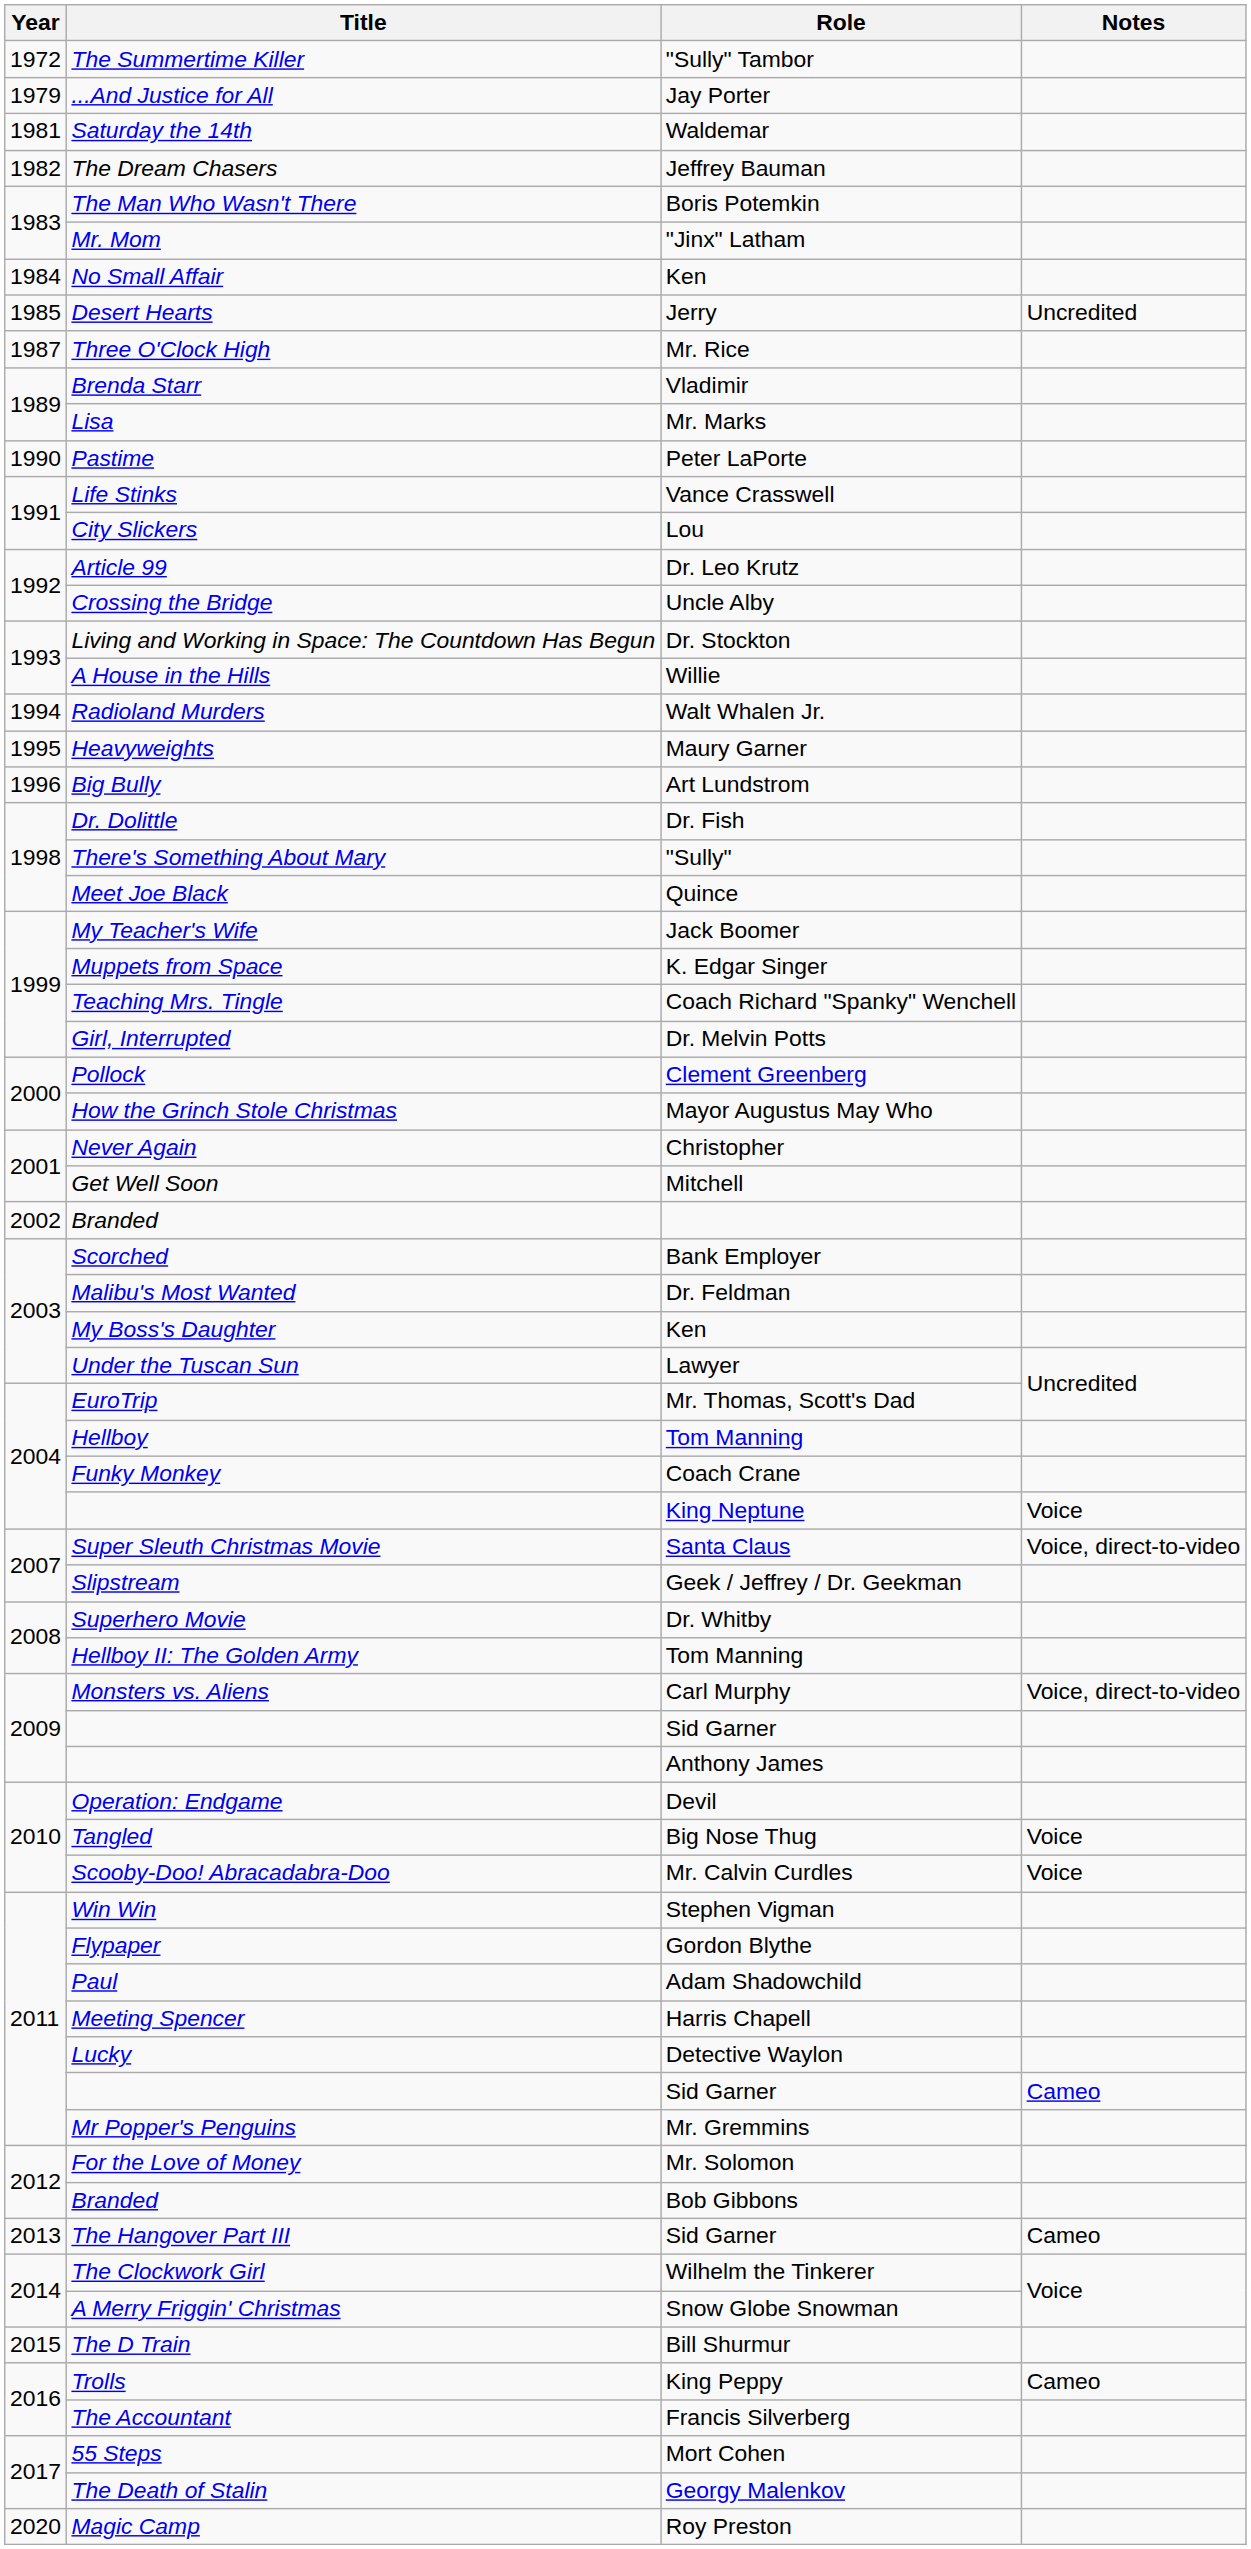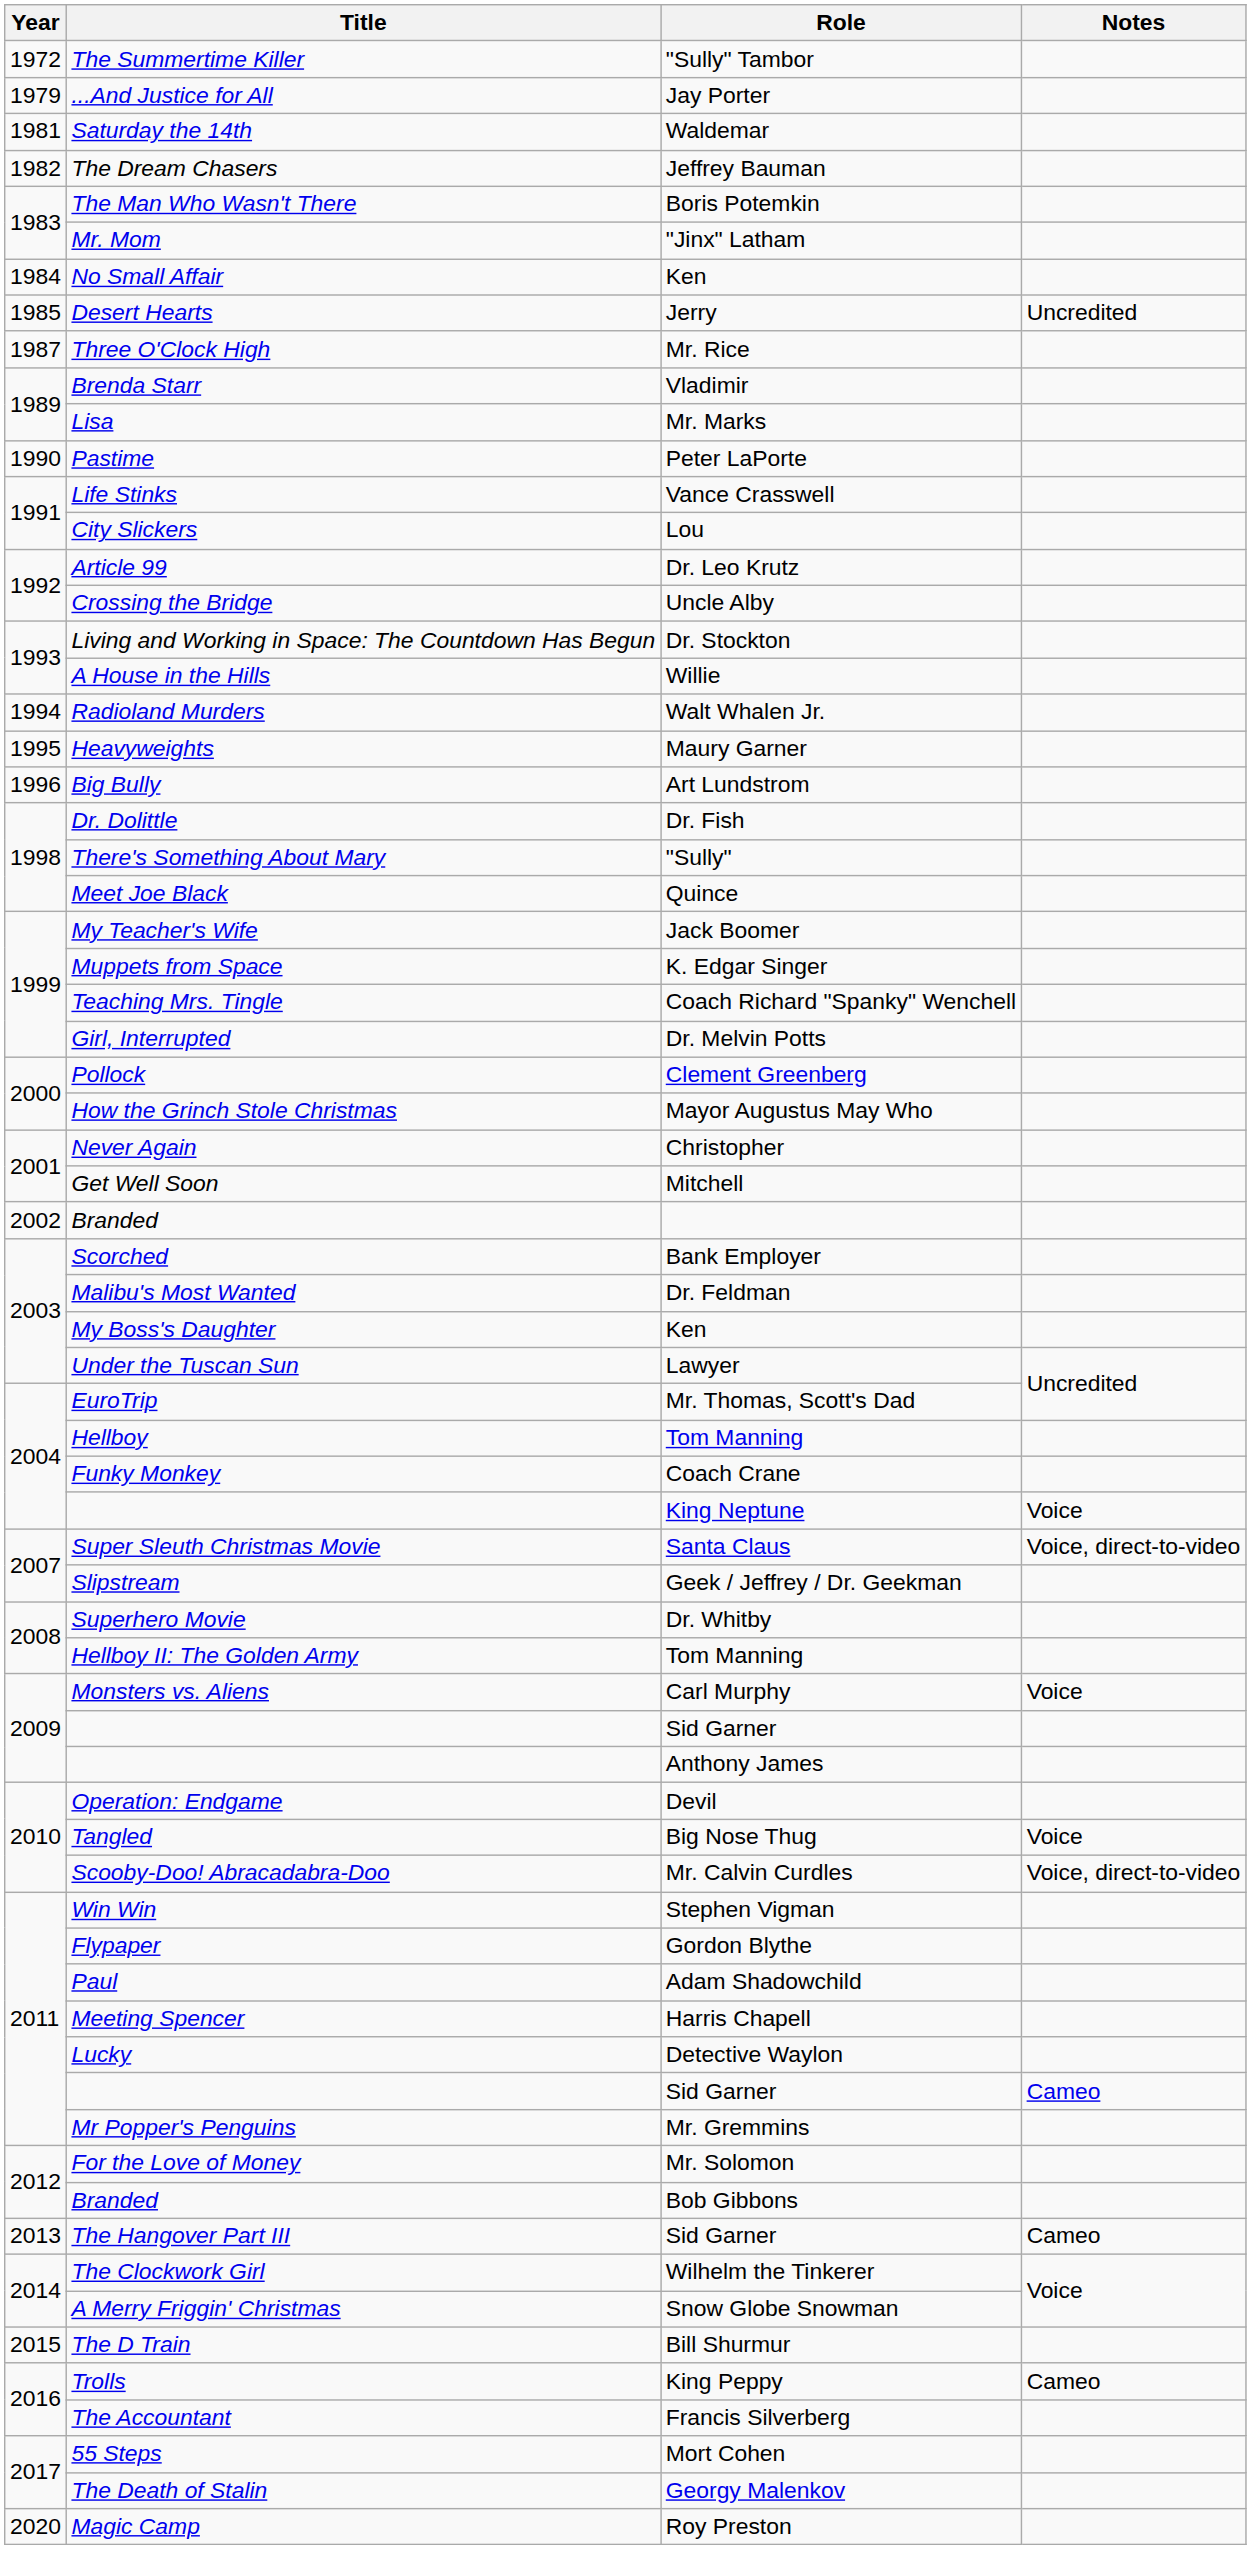(1133, 1691) Voice, direct-to-video -> (1055, 1691) Voice
(1055, 1873) Voice -> (1133, 1873) Voice, direct-to-video
